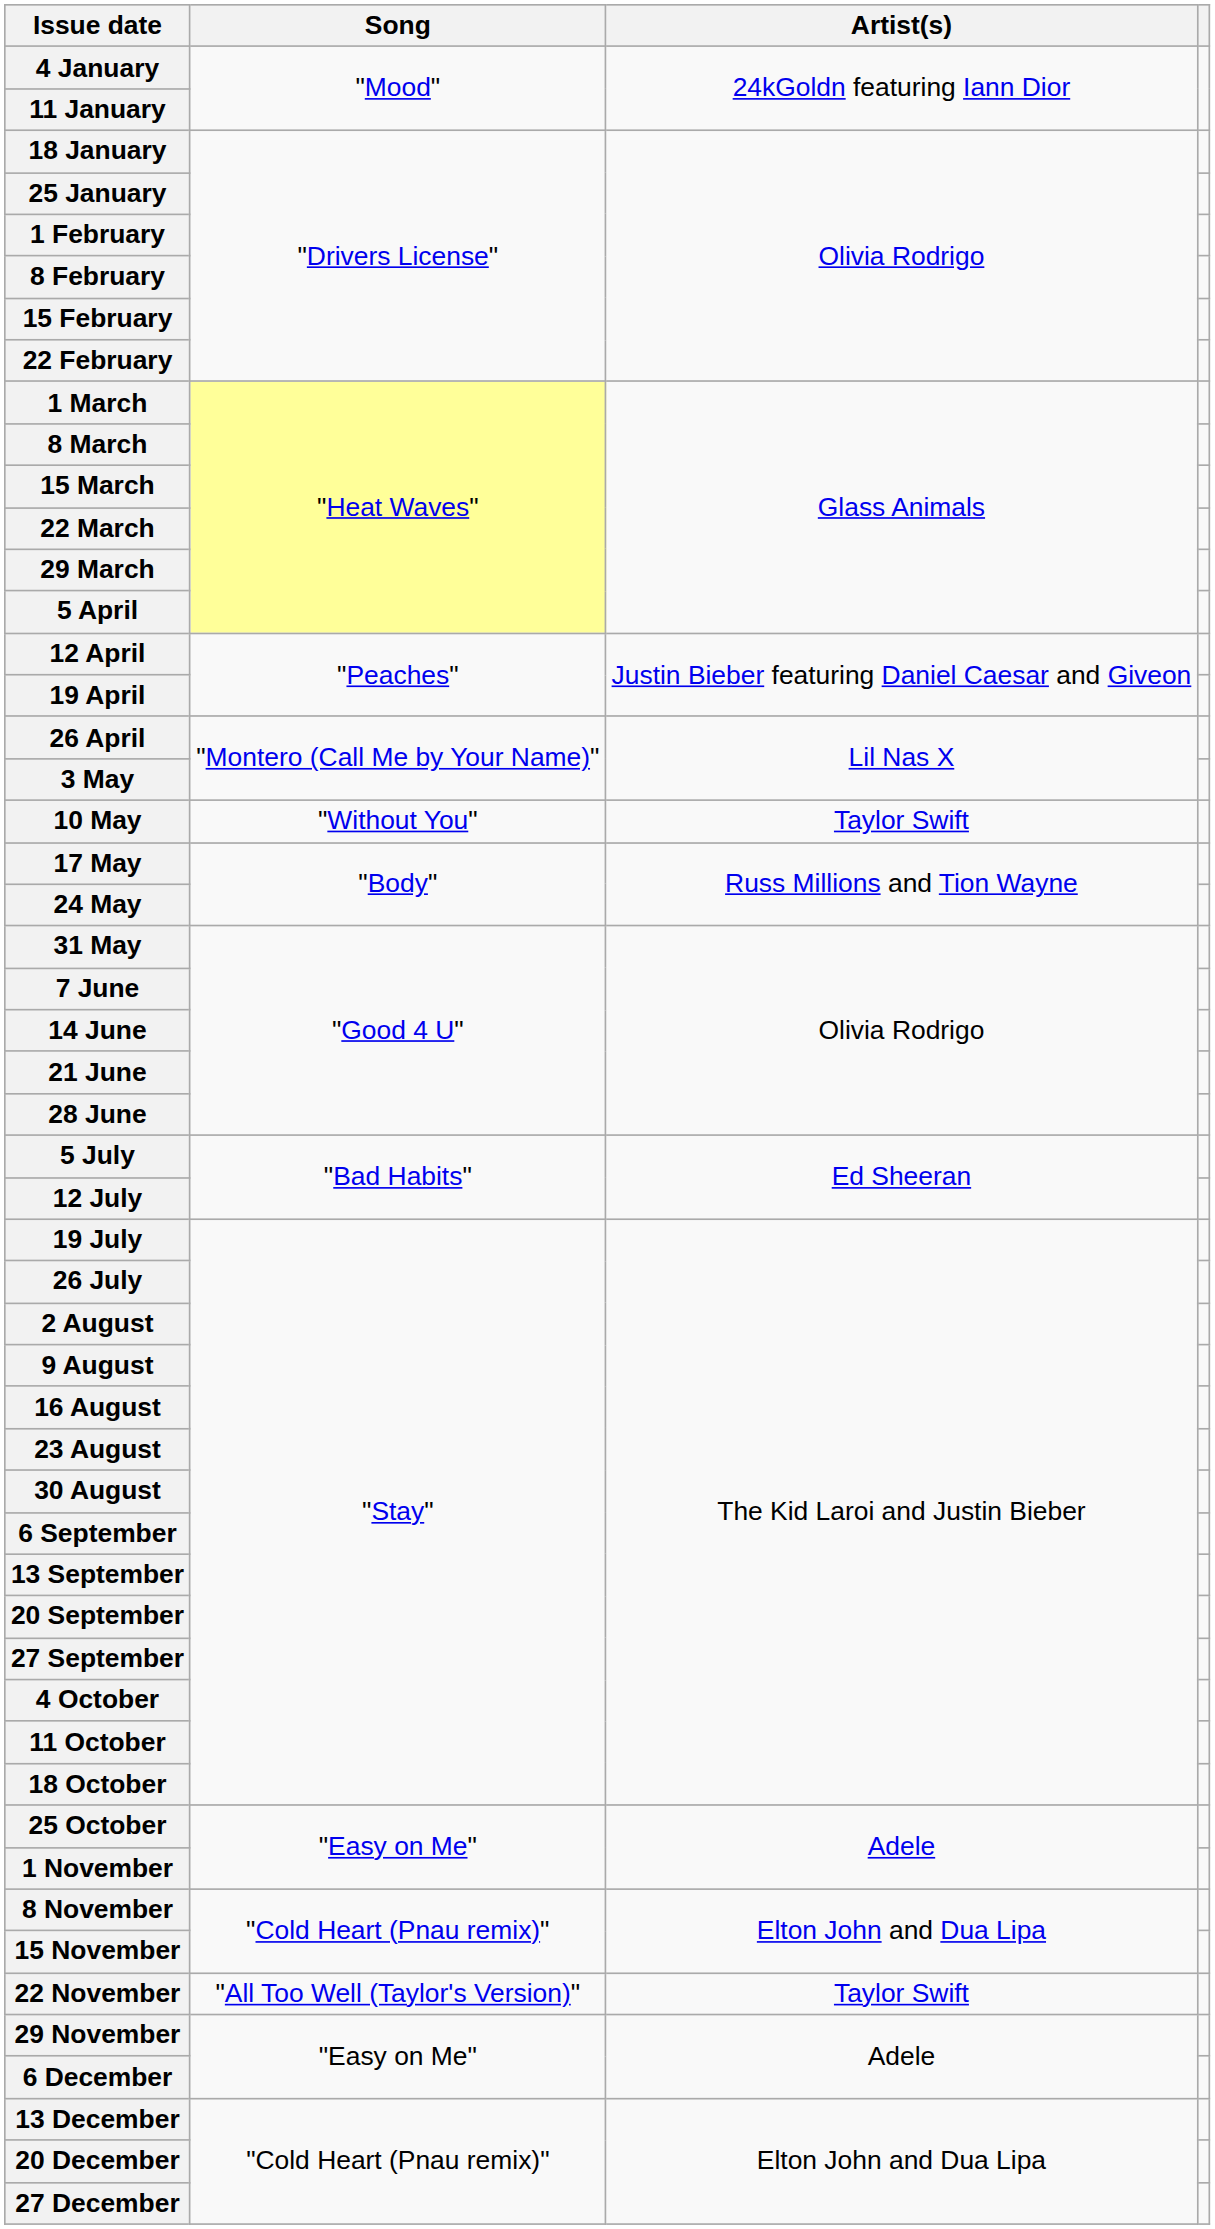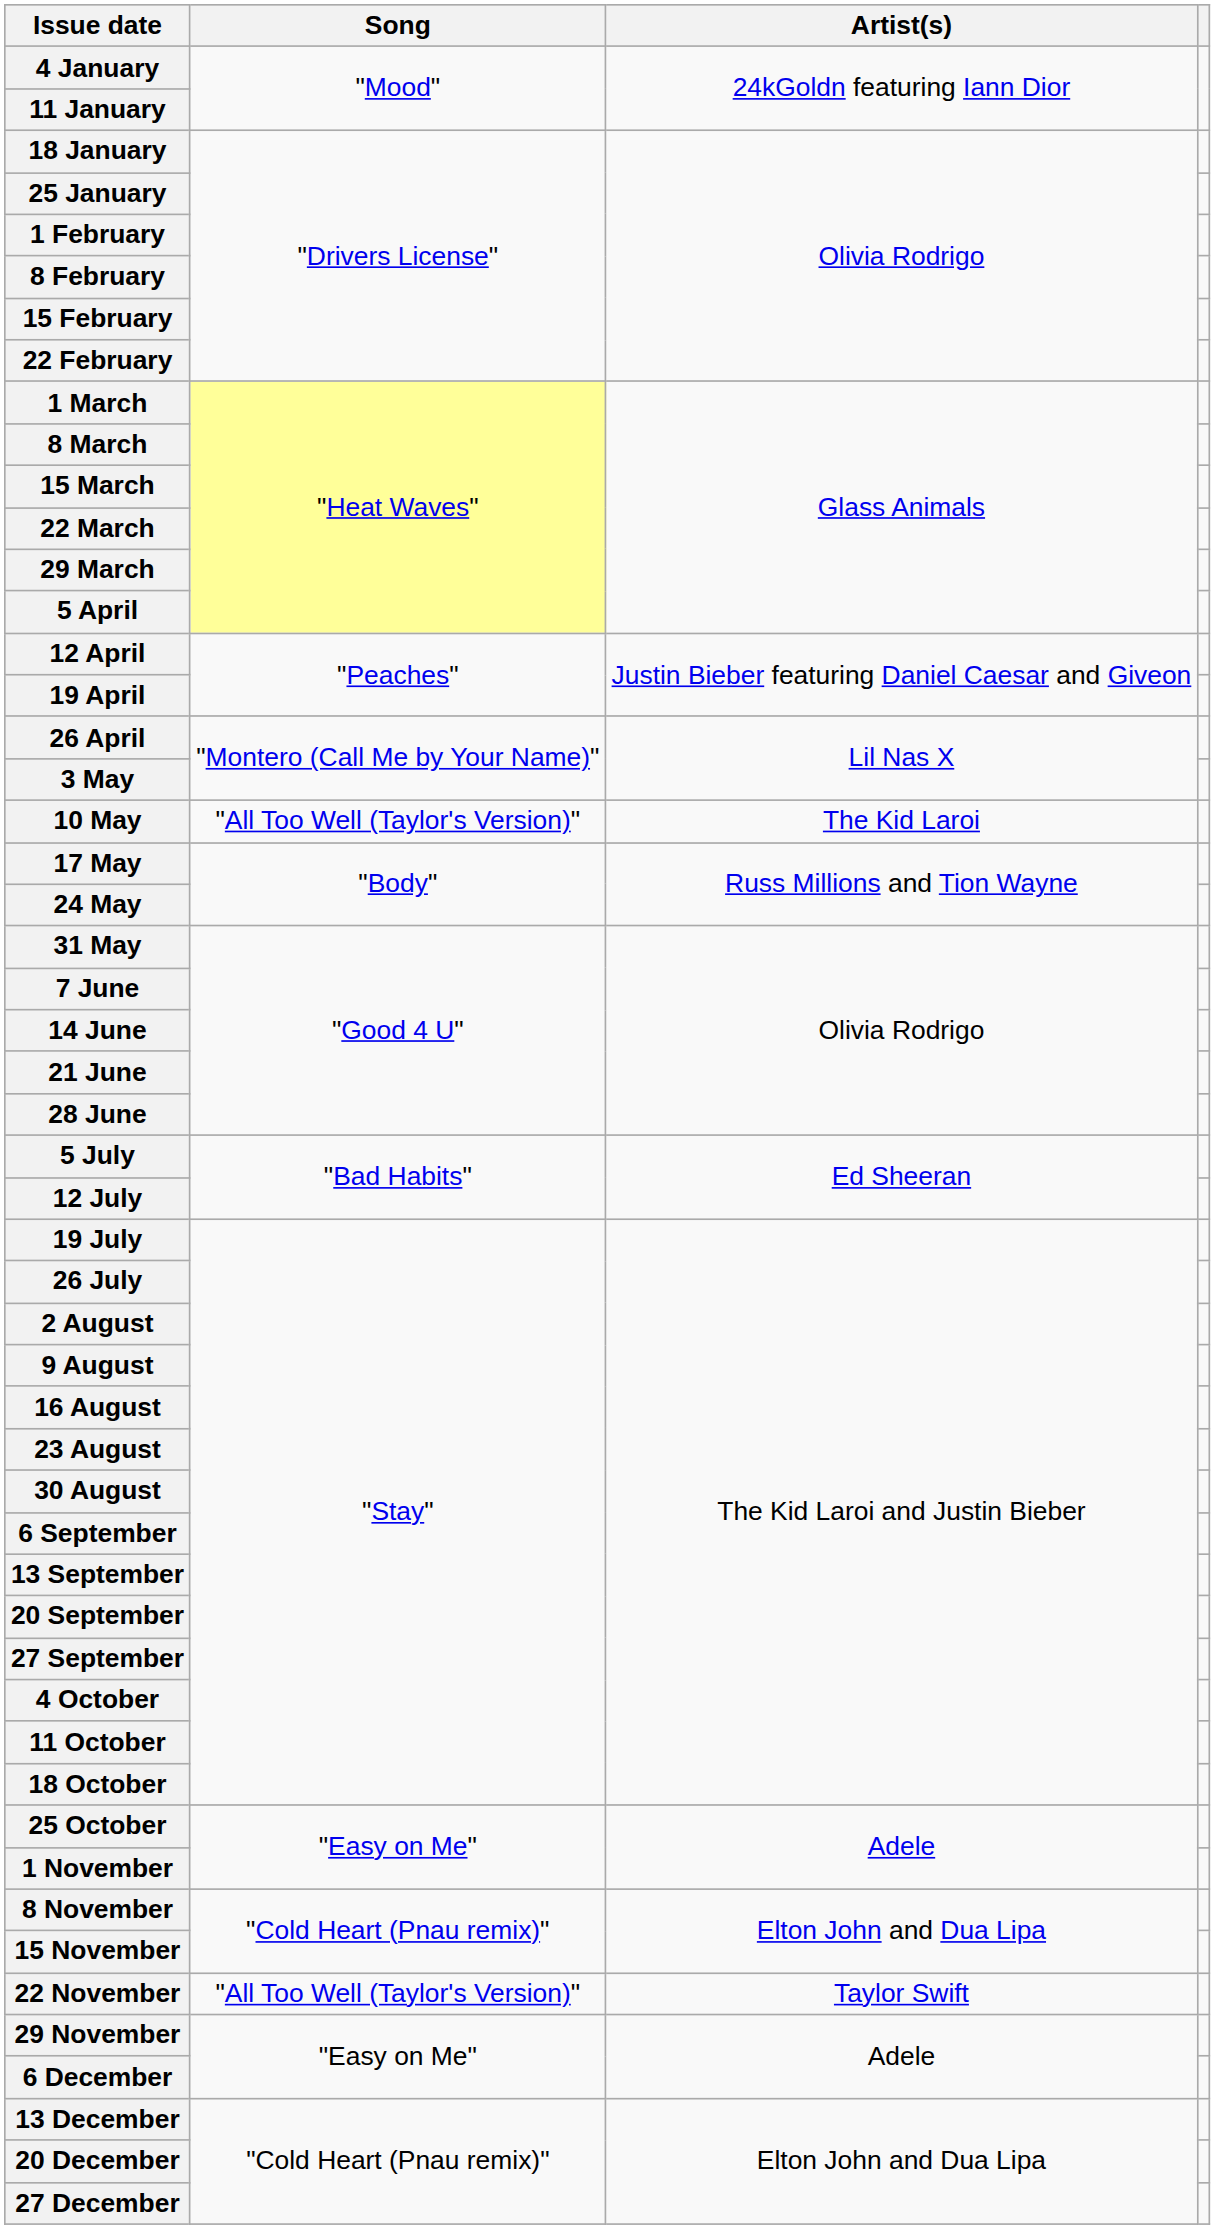(398, 820) "Without You" -> (398, 820) "All Too Well (Taylor's Version)"
(901, 820) Taylor Swift -> (901, 820) The Kid Laroi
